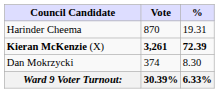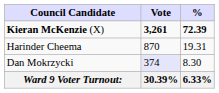rows swapped: (55, 46) <-> (44, 29)
(152, 63) no background -> (152, 63) lavender background
